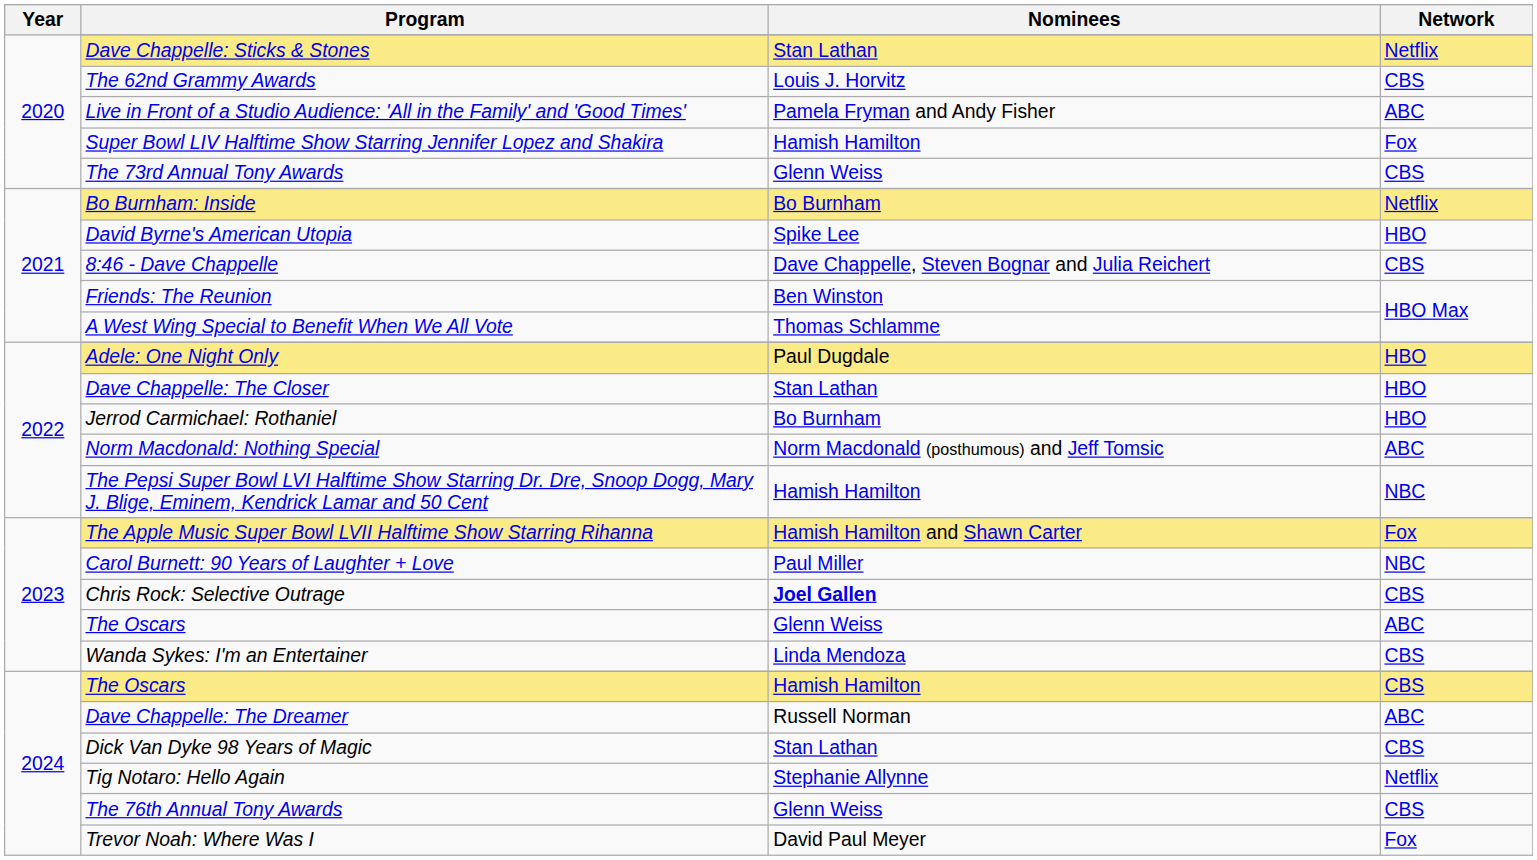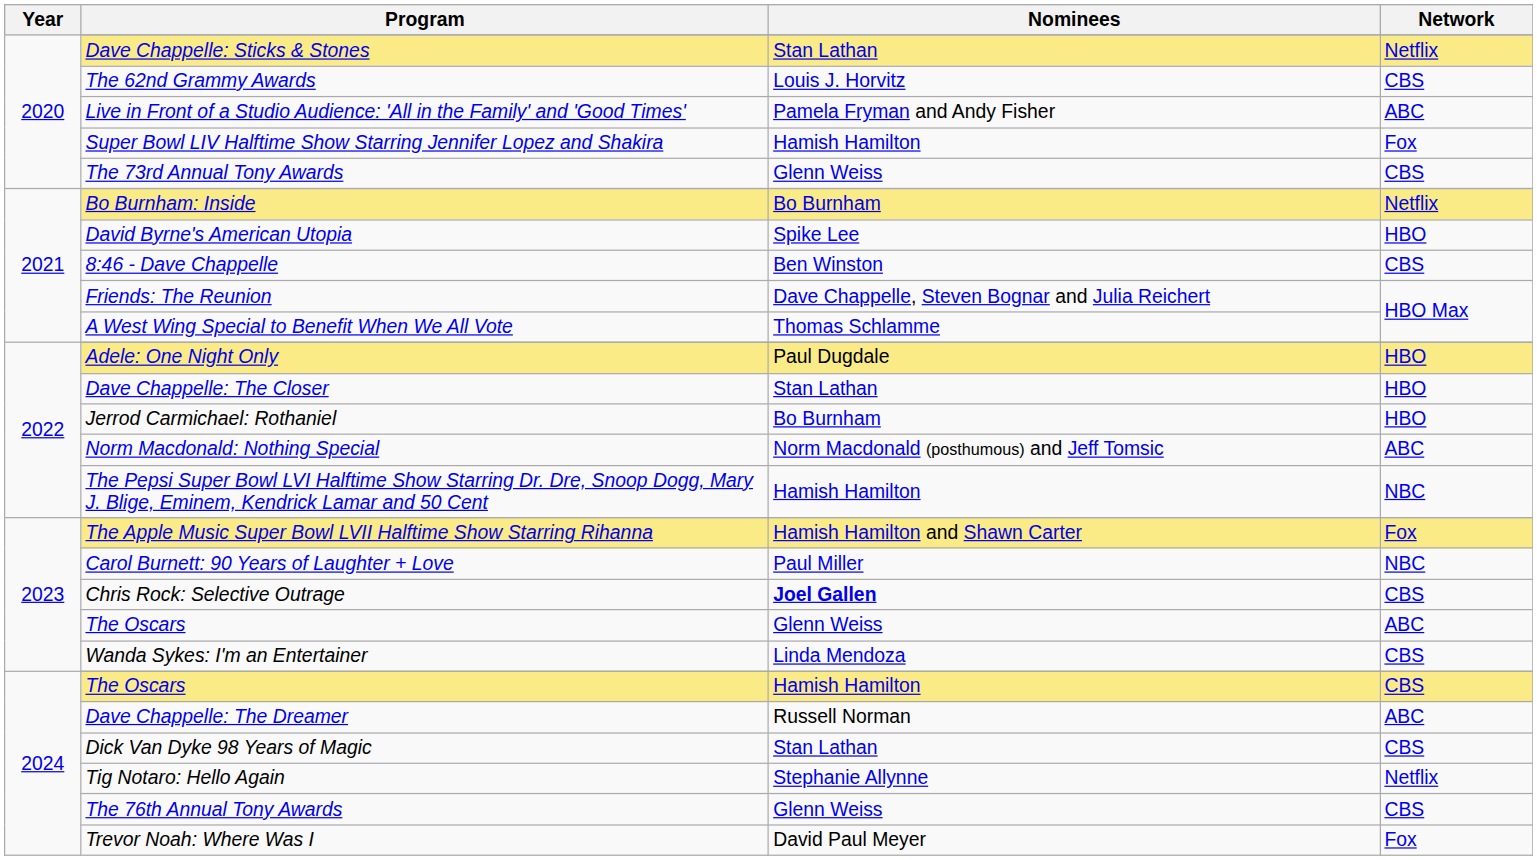(992, 265) Dave Chappelle, Steven Bognar and Julia Reichert -> (828, 265) Ben Winston
(828, 296) Ben Winston -> (992, 296) Dave Chappelle, Steven Bognar and Julia Reichert
